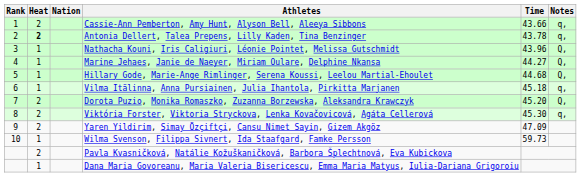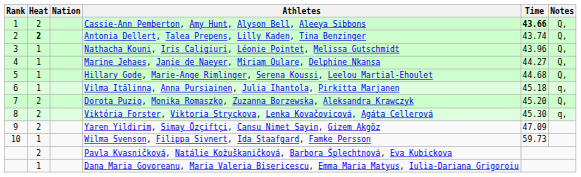(535, 24) normal -> (535, 24) bold
(562, 24) q, -> (562, 24) Q,
(535, 37) 43.78 -> (535, 37) 43.74
(562, 37) q, -> (562, 37) Q,
